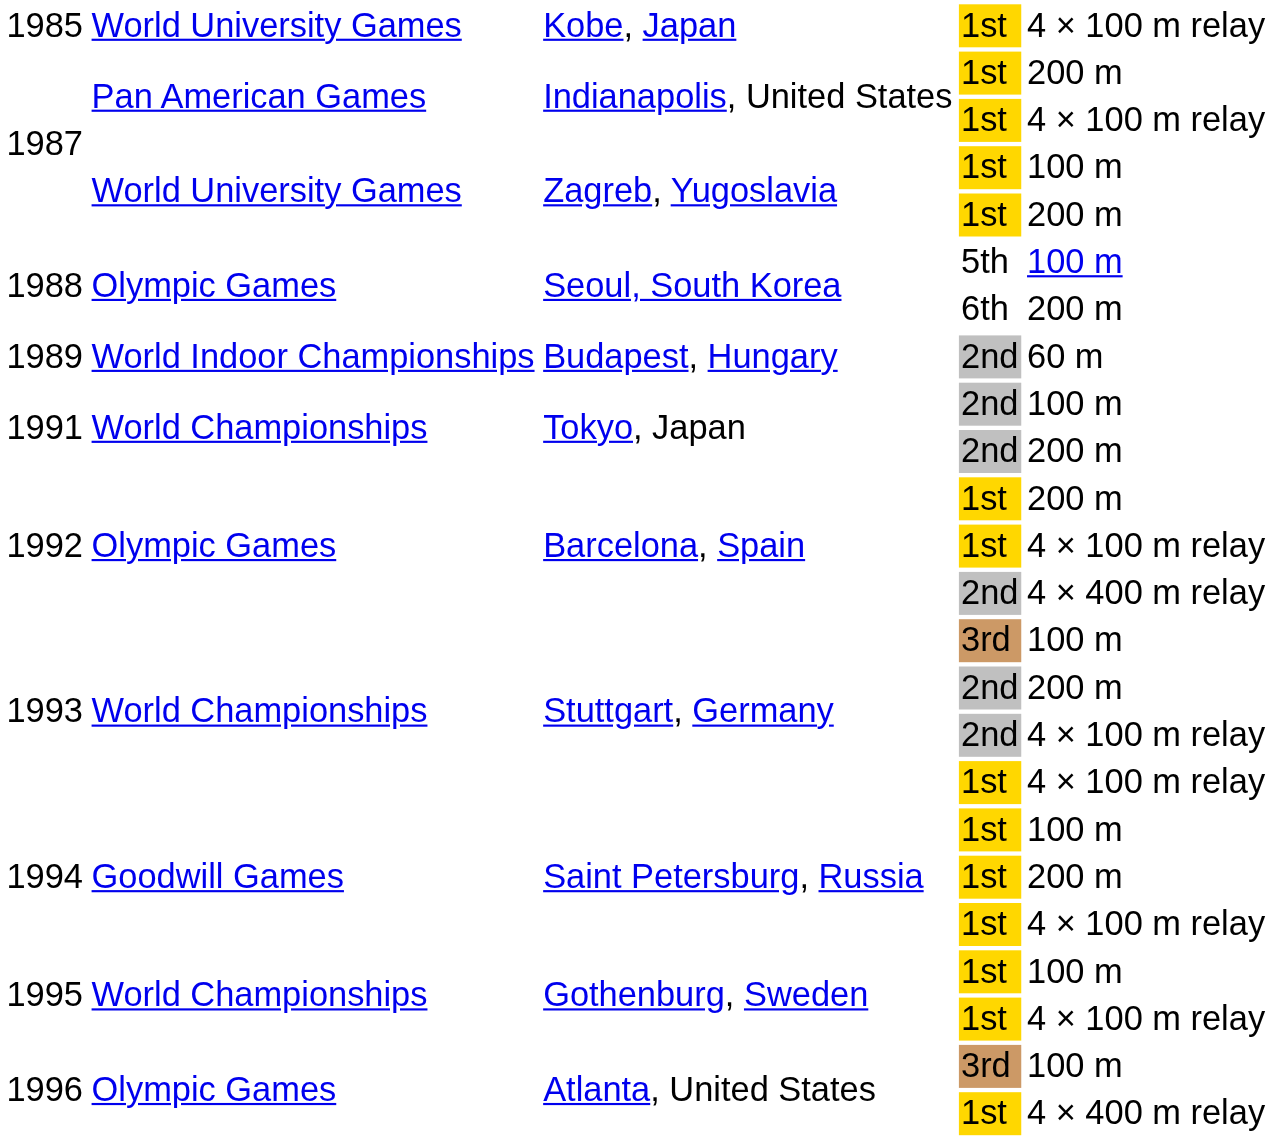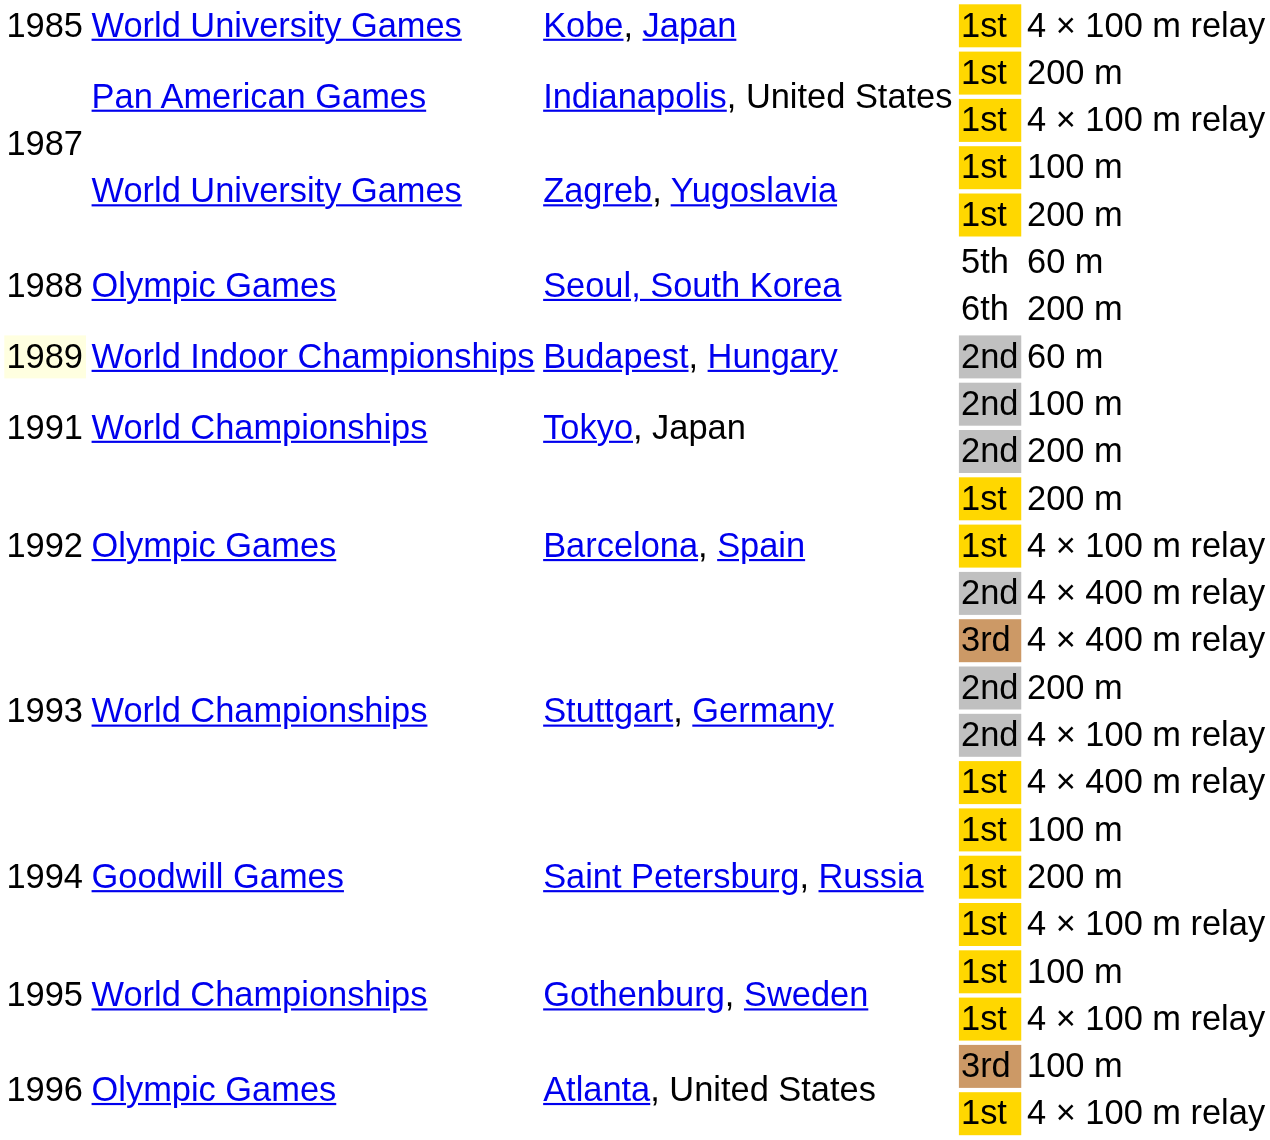(1075, 261) 100 m -> (1065, 261) 60 m
(45, 356) no background -> (45, 356) lightyellow background
(1075, 640) 100 m -> (1146, 640) 4 × 400 m relay
(1146, 782) 4 × 100 m relay -> (1146, 782) 4 × 400 m relay
(1146, 1113) 4 × 400 m relay -> (1146, 1113) 4 × 100 m relay
